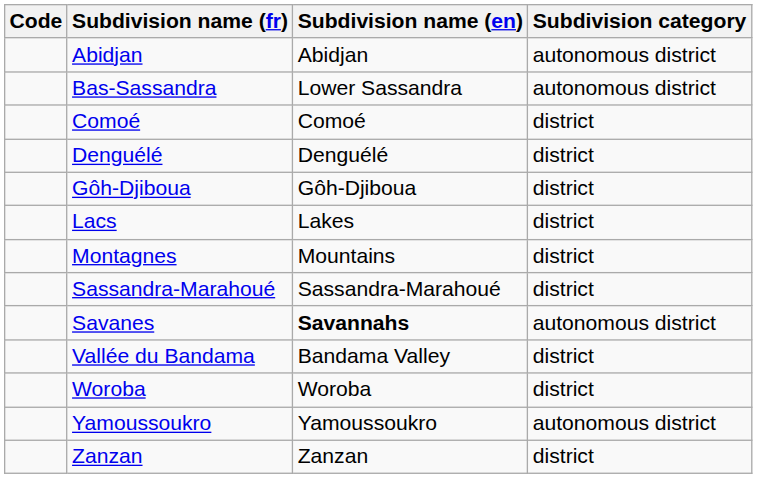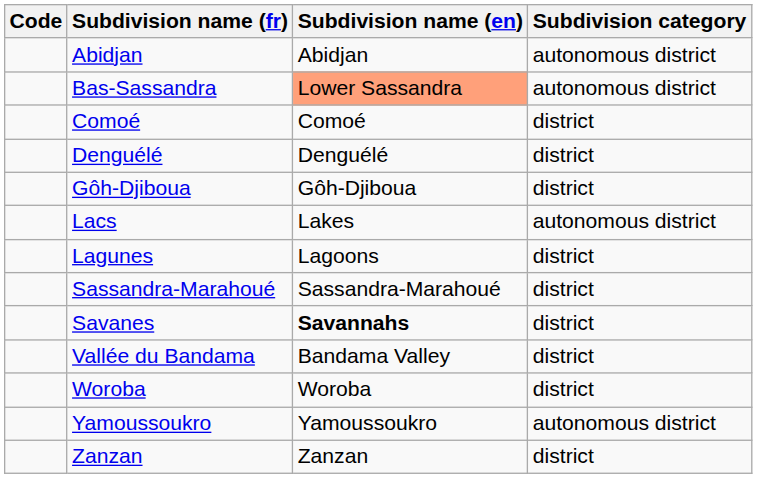(380, 88) no background -> (380, 88) lightsalmon background
(563, 222) district -> (624, 222) autonomous district
+ row: (113, 255)
- row: (124, 255)
(624, 322) autonomous district -> (563, 322) district
